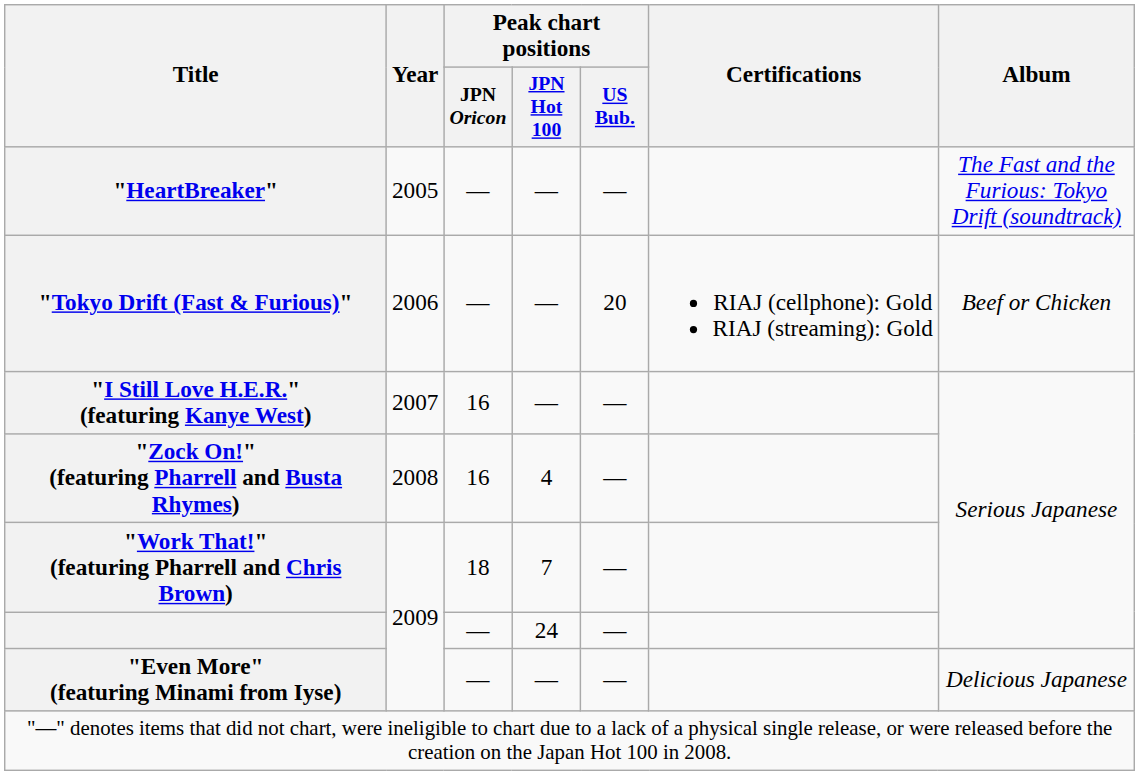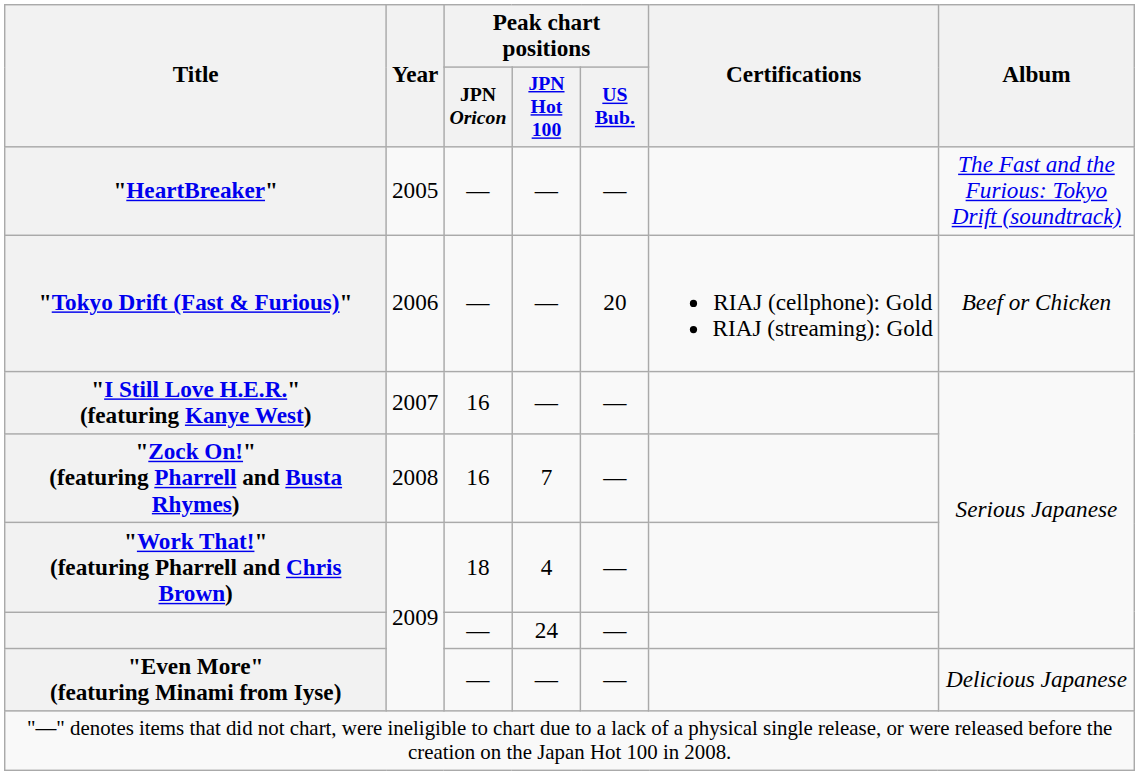(546, 478) 4 -> (546, 478) 7
(546, 567) 7 -> (546, 567) 4
